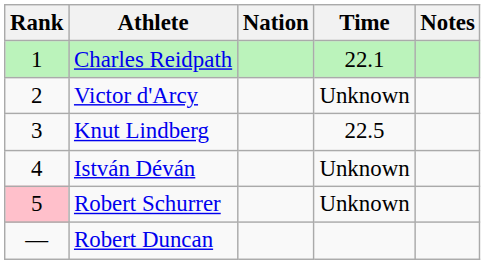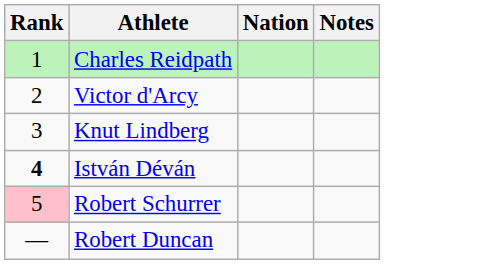- column: (365, 22)
(37, 167) normal -> (37, 167) bold
